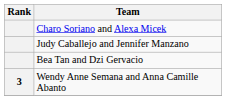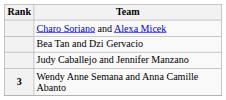rows swapped: (113, 44) <-> (90, 60)
